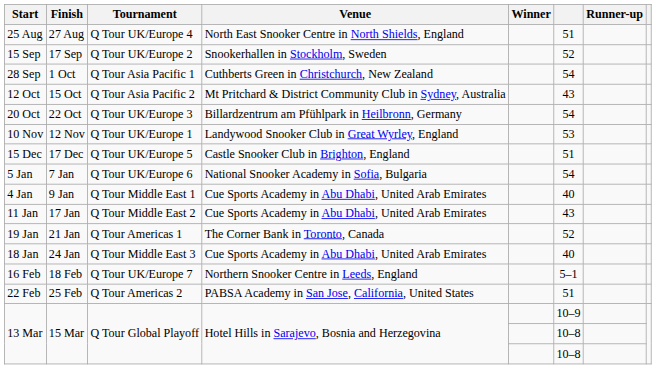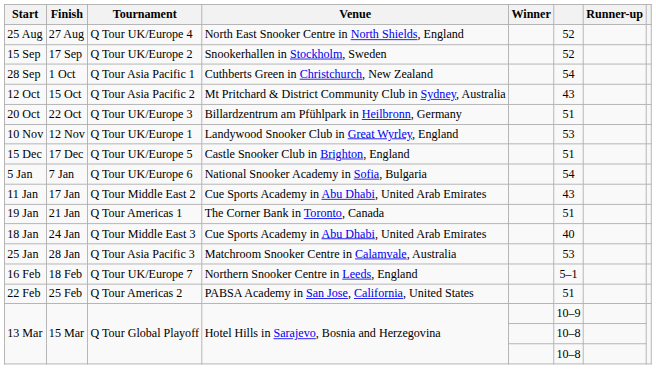(569, 34) 51 -> (569, 34) 52
(569, 114) 54 -> (569, 114) 51
- row: (20, 194)
(569, 234) 52 -> (569, 214) 51
+ row: (23, 254)
